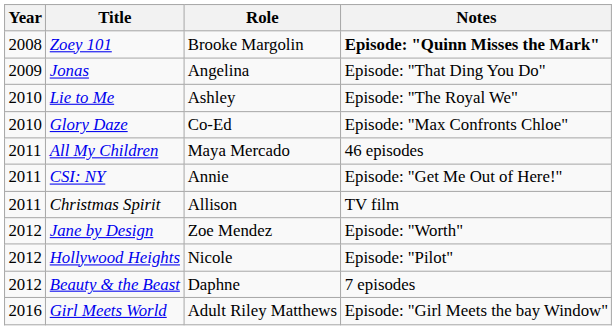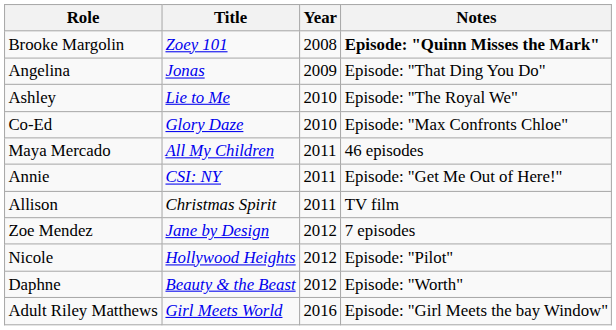columns swapped: (25, 17) <-> (262, 17)
(404, 230) Episode: "Worth" -> (380, 230) 7 episodes
(380, 284) 7 episodes -> (404, 284) Episode: "Worth"
